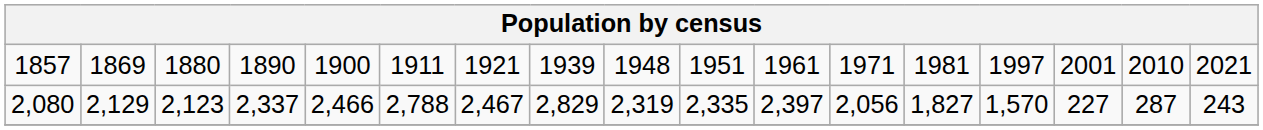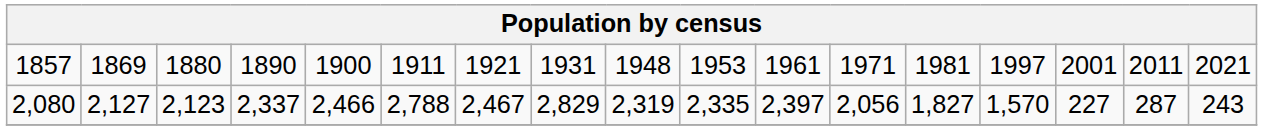(567, 64) 1939 -> (568, 64) 1931
(717, 64) 1951 -> (718, 64) 1953
(1156, 64) 2010 -> (1156, 64) 2011
(118, 104) 2,129 -> (119, 104) 2,127
